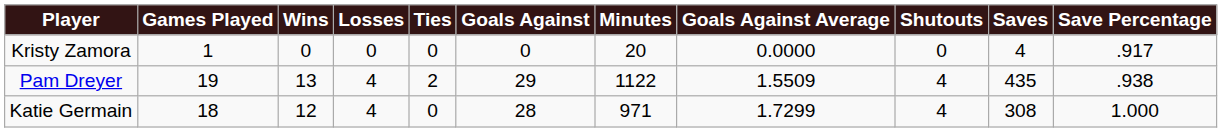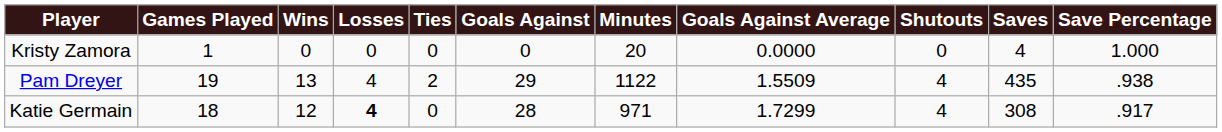(1135, 50) .917 -> (1135, 50) 1.000
(371, 111) normal -> (371, 111) bold
(1135, 111) 1.000 -> (1135, 111) .917
